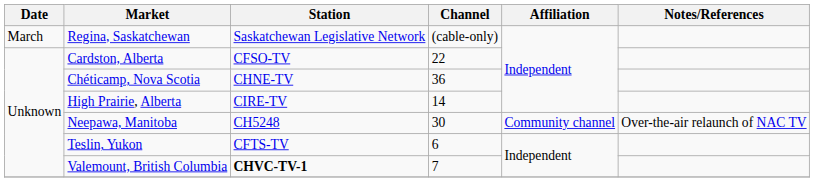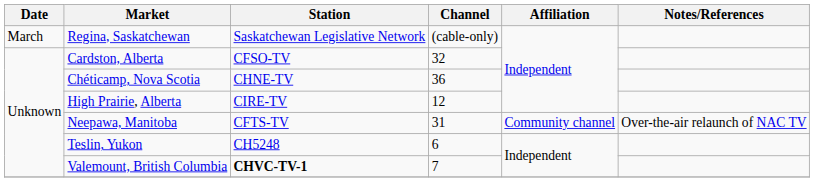(438, 58) 22 -> (438, 58) 32
(438, 101) 14 -> (438, 101) 12
(257, 123) CH5248 -> (261, 123) CFTS-TV
(438, 123) 30 -> (438, 123) 31
(261, 144) CFTS-TV -> (257, 144) CH5248
